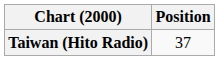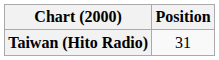(183, 42) 37 -> (183, 42) 31
